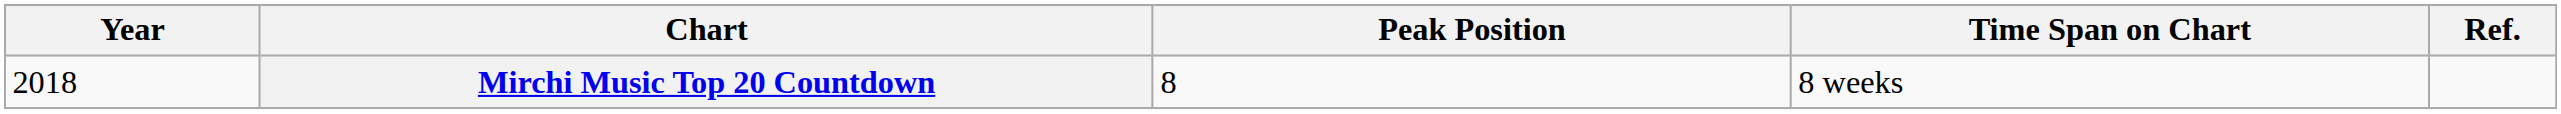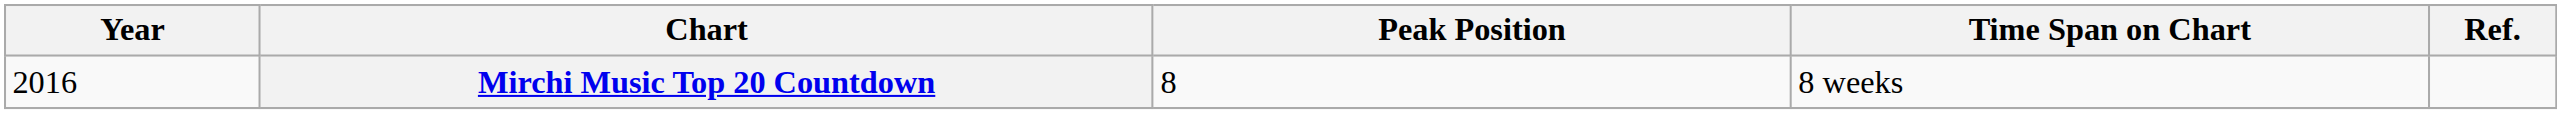(45, 81) 2018 -> (45, 81) 2016
